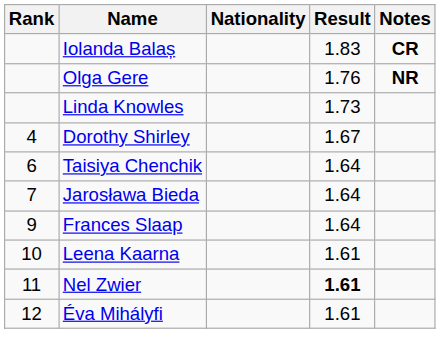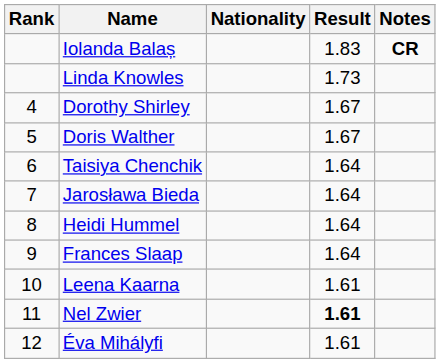- row: (106, 78)
+ row: (119, 136)
+ row: (121, 225)
